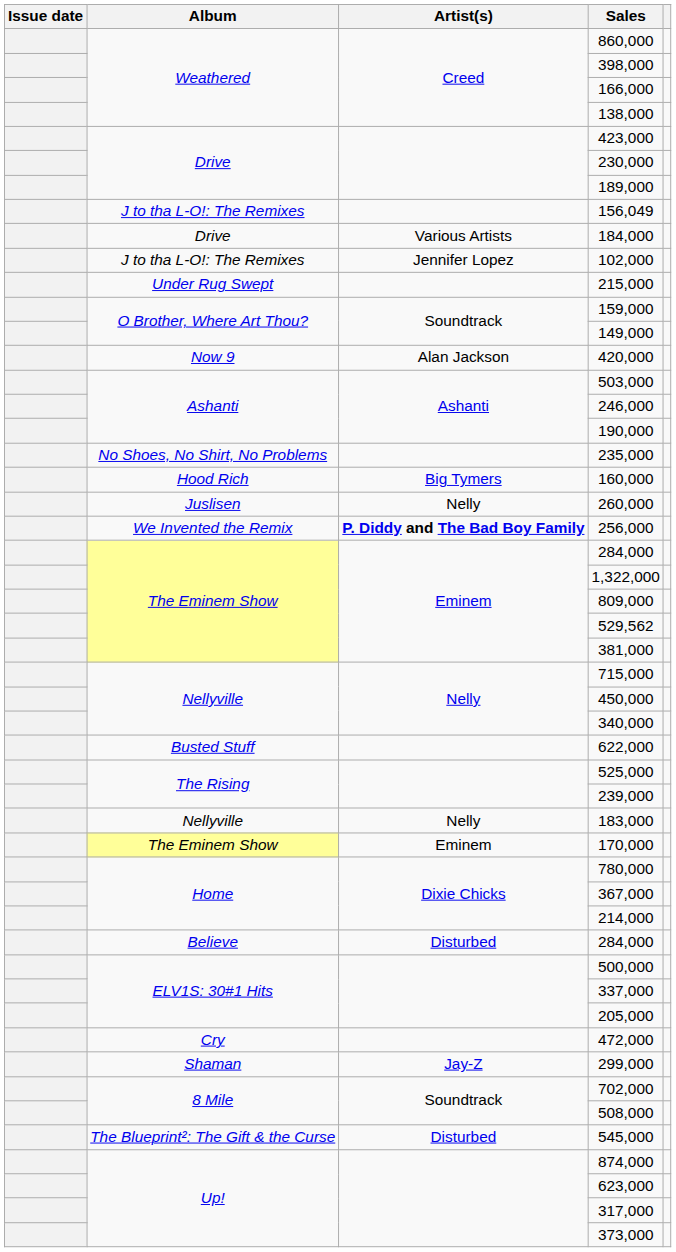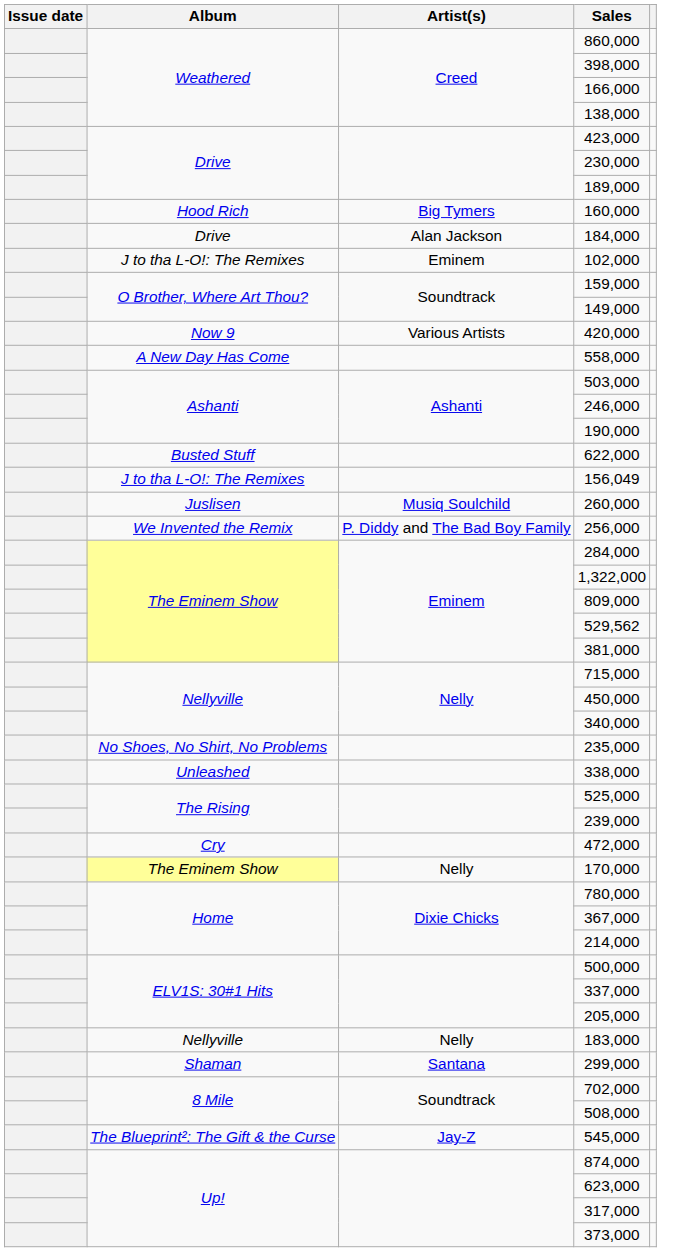rows swapped: (213, 211) <-> (213, 479)
(463, 235) Various Artists -> (456, 235) Alan Jackson
(463, 260) Jennifer Lopez -> (456, 260) Eminem
- row: (213, 284)
(463, 357) Alan Jackson -> (456, 333) Various Artists
+ row: (213, 357)
rows swapped: (213, 455) <-> (213, 747)
(463, 503) Nelly -> (456, 503) Musiq Soulchild
(463, 528) bold -> (456, 528) normal
+ row: (213, 771)
rows swapped: (213, 820) <-> (213, 1039)
(463, 844) Eminem -> (456, 869) Nelly
- row: (213, 942)
(463, 1064) Jay-Z -> (456, 1064) Santana
(463, 1137) Disturbed -> (456, 1137) Jay-Z
